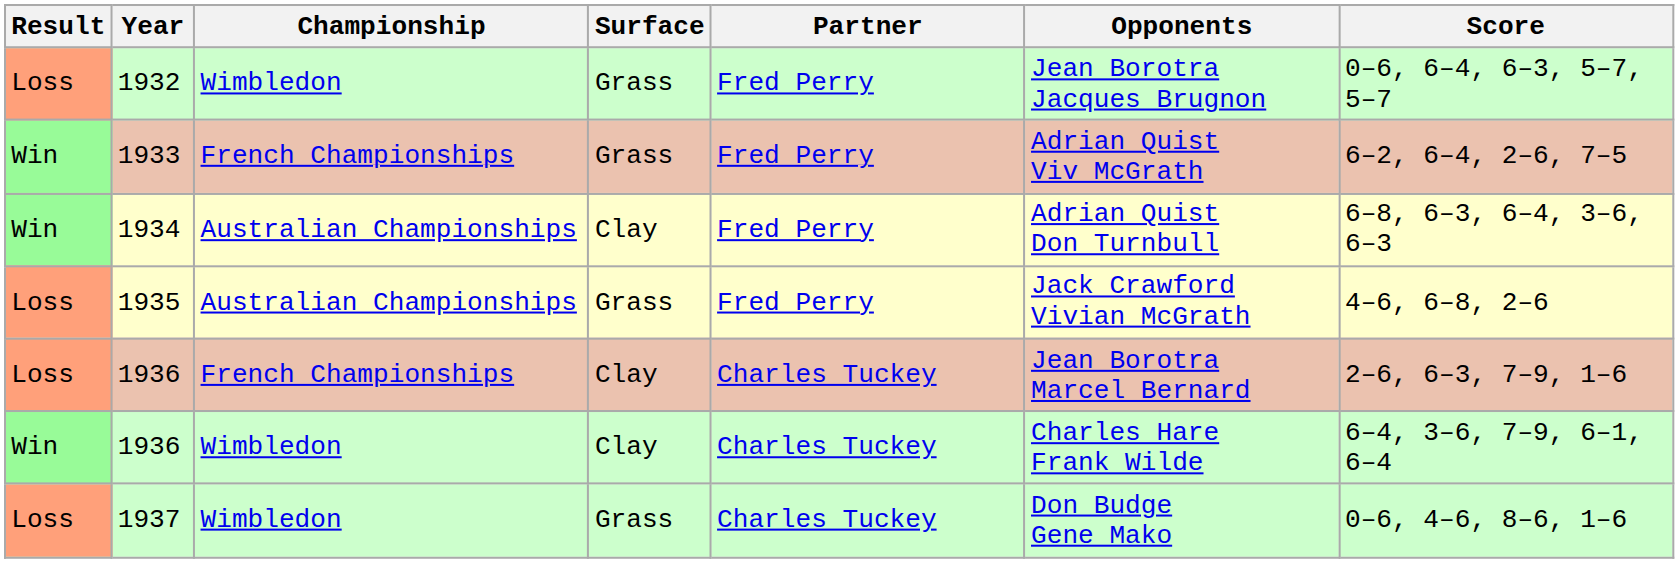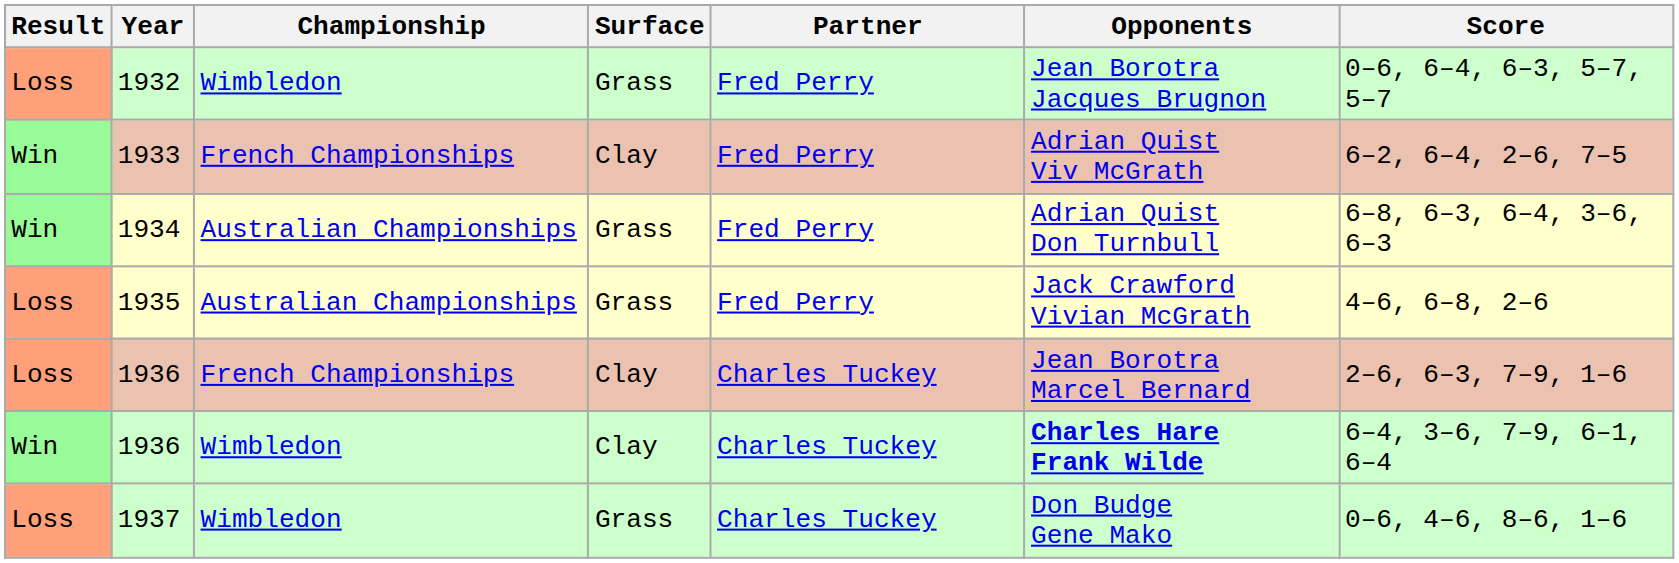(634, 157) Grass -> (626, 157) Clay
(626, 229) Clay -> (634, 229) Grass
(1125, 448) normal -> (1125, 448) bold
